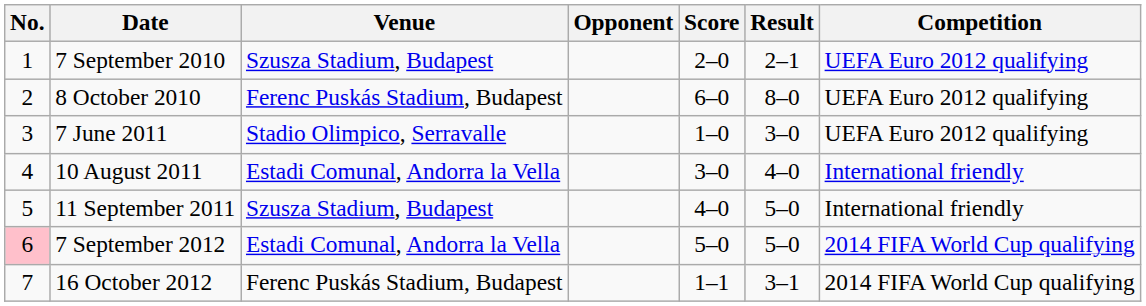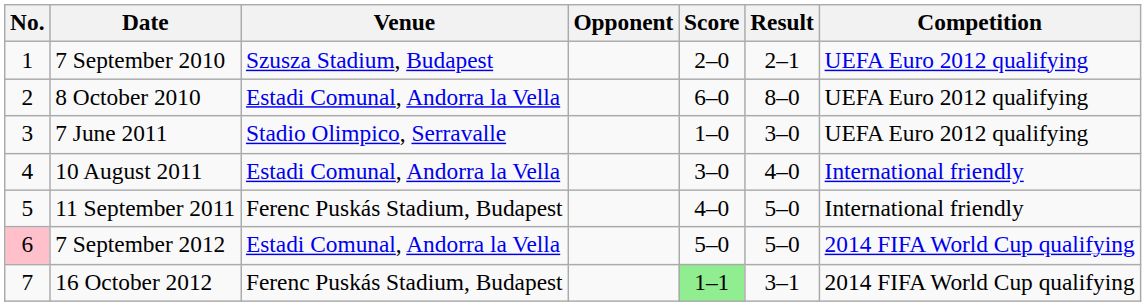(404, 97) Ferenc Puskás Stadium, Budapest -> (403, 97) Estadi Comunal, Andorra la Vella
(370, 208) Szusza Stadium, Budapest -> (404, 208) Ferenc Puskás Stadium, Budapest
(712, 282) no background -> (712, 282) lightgreen background
